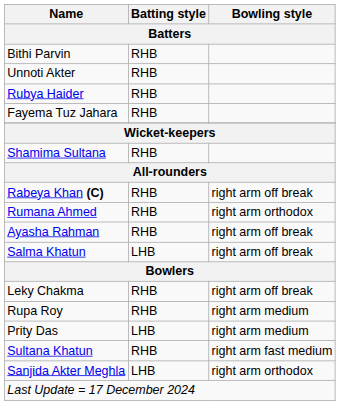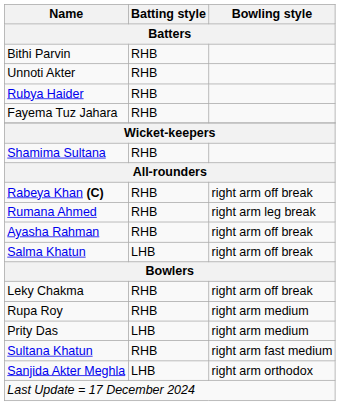(262, 212) right arm orthodox -> (264, 212) right arm leg break
